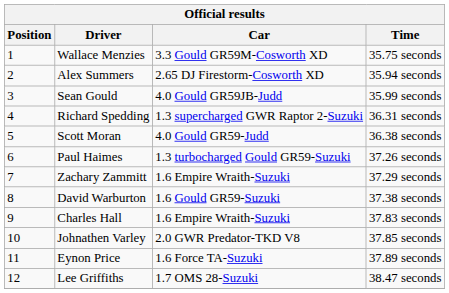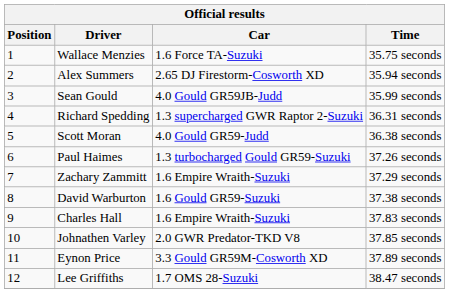(241, 55) 3.3 Gould GR59M-Cosworth XD -> (209, 55) 1.6 Force TA-Suzuki
(209, 258) 1.6 Force TA-Suzuki -> (241, 258) 3.3 Gould GR59M-Cosworth XD
